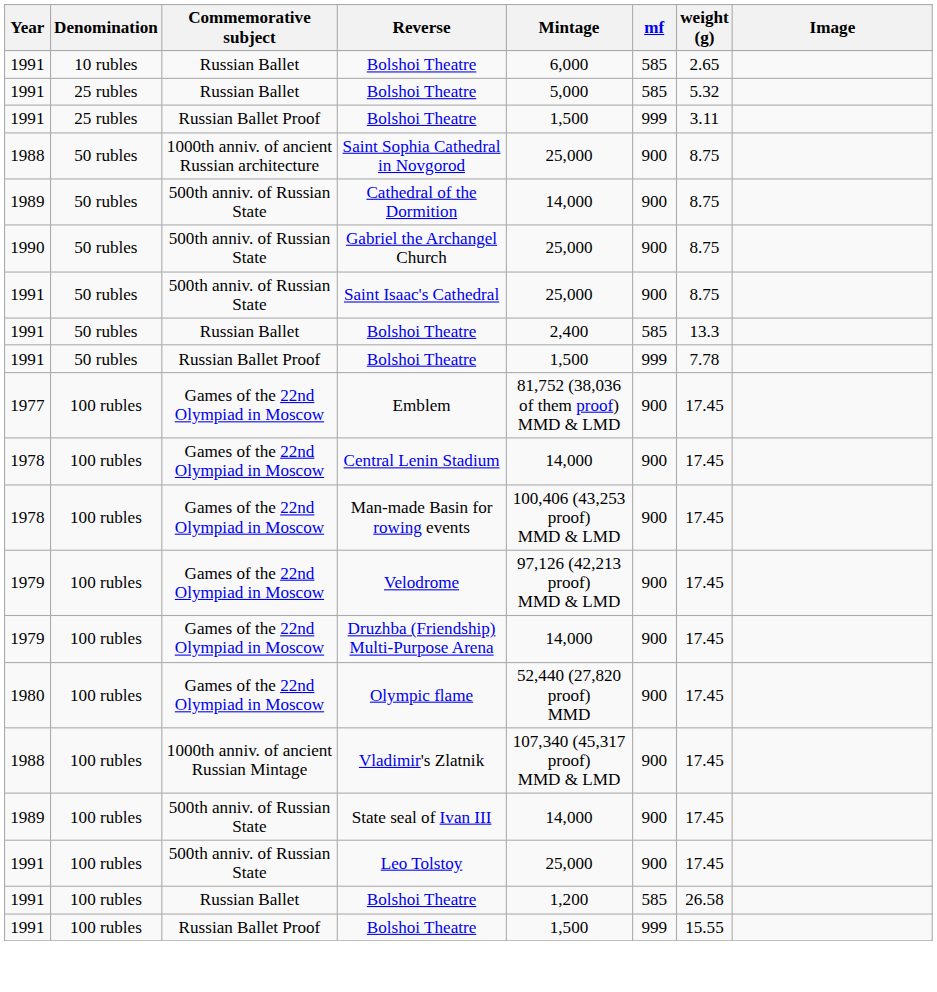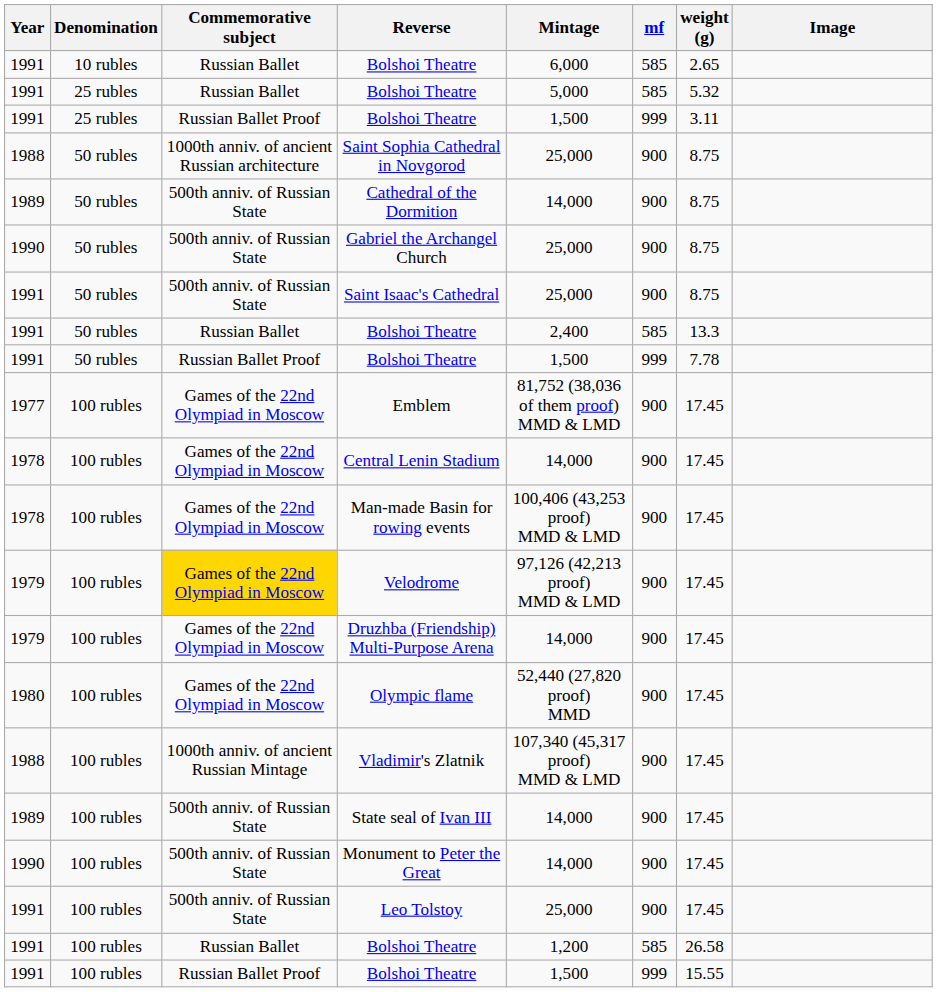(249, 582) no background -> (249, 582) gold background
+ row: (106, 863)
